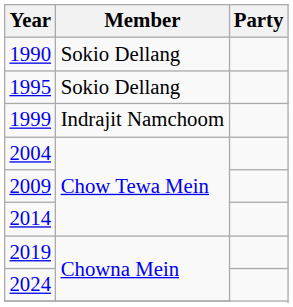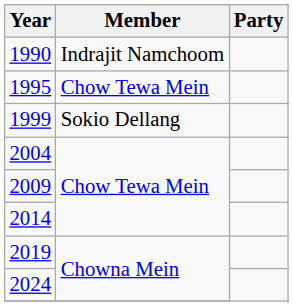(120, 53) Sokio Dellang -> (142, 53) Indrajit Namchoom
(120, 86) Sokio Dellang -> (135, 86) Chow Tewa Mein
(142, 119) Indrajit Namchoom -> (120, 119) Sokio Dellang
